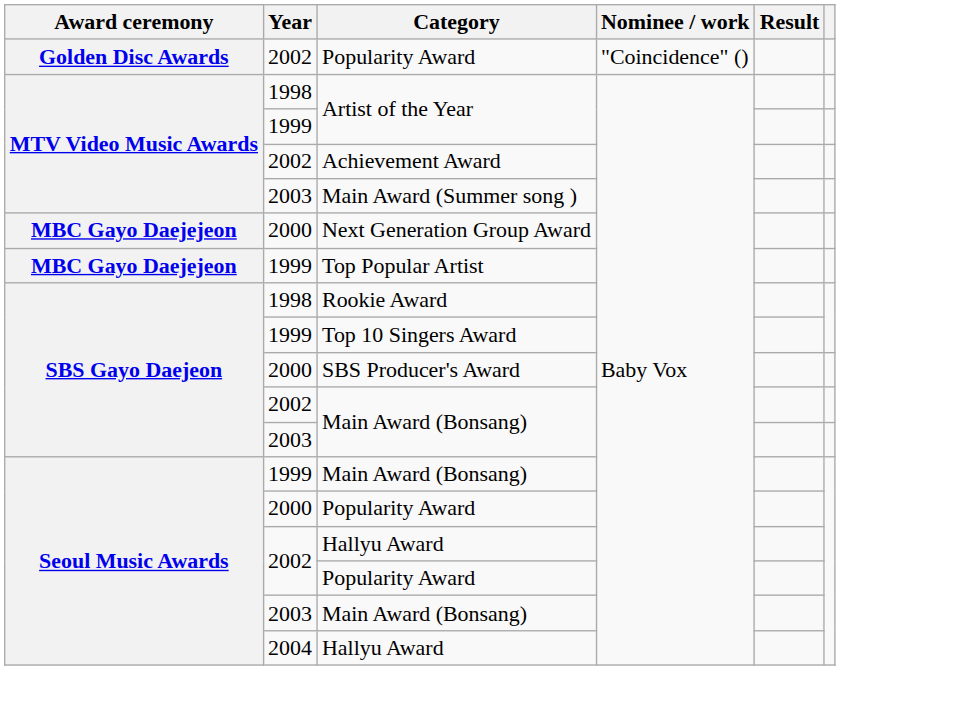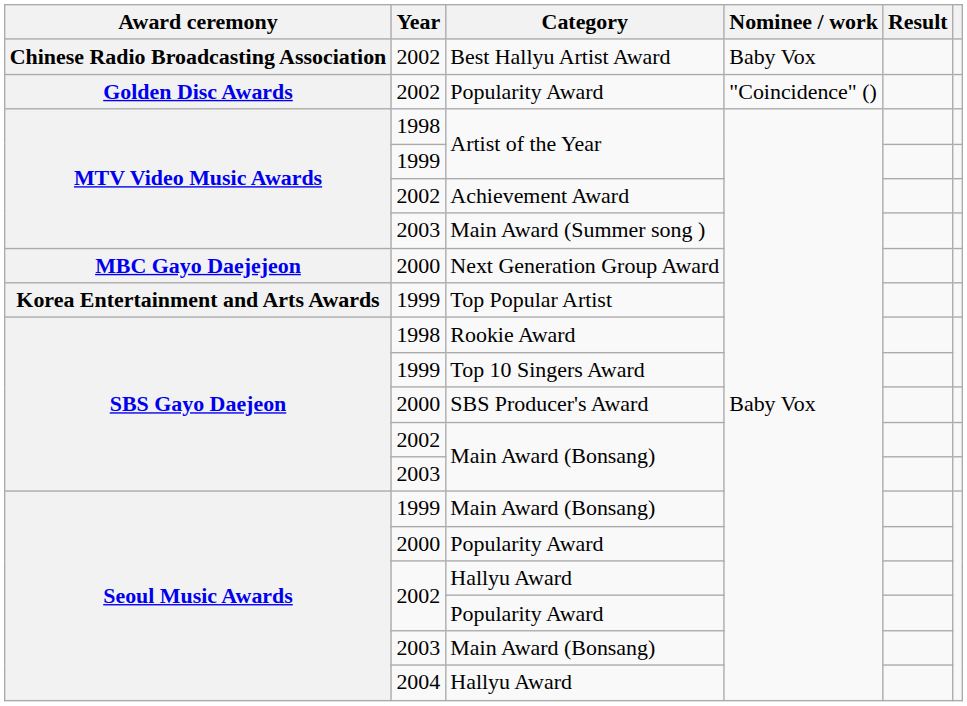+ row: (418, 56)
(134, 265) MBC Gayo Daejejeon -> (198, 299) Korea Entertainment and Arts Awards
